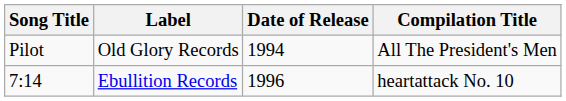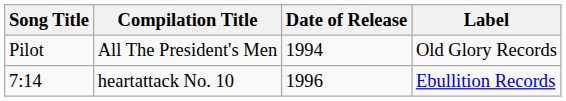columns swapped: (467, 19) <-> (168, 19)
